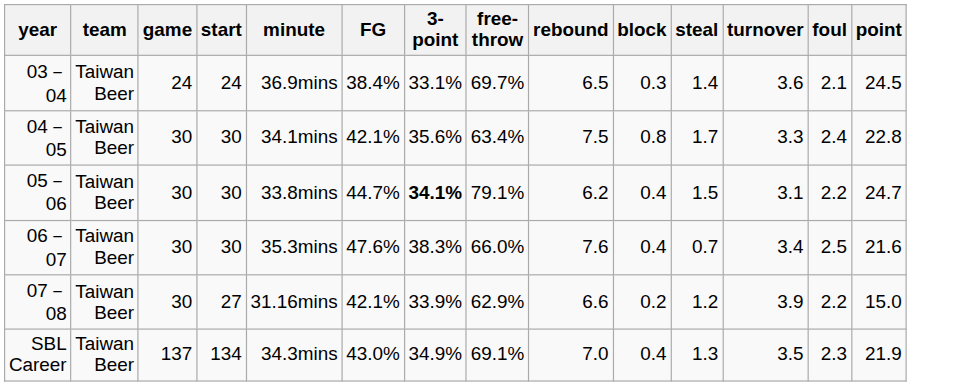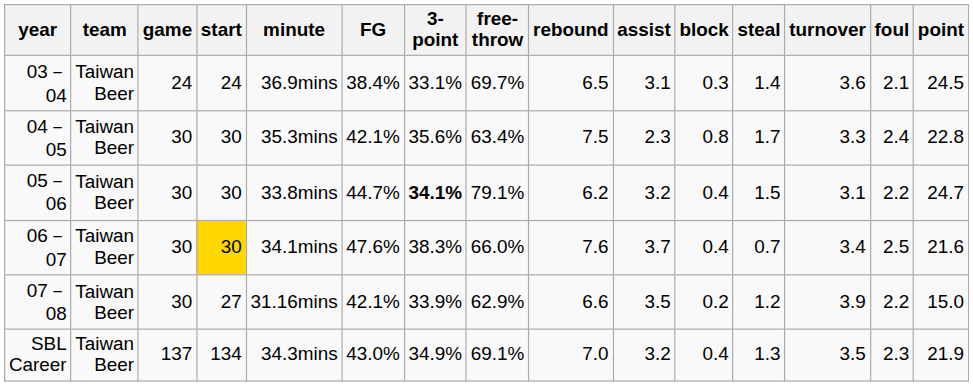+ column: (644, 30)
(299, 137) 34.1mins -> (299, 137) 35.3mins
(231, 247) no background -> (231, 247) gold background
(299, 247) 35.3mins -> (299, 247) 34.1mins
